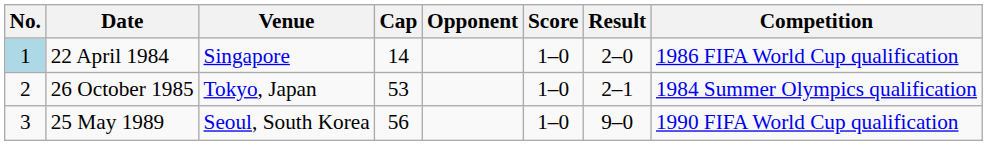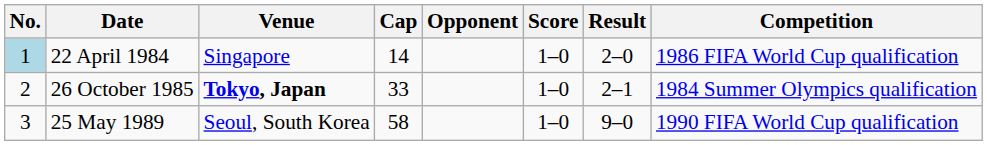(260, 88) normal -> (265, 88) bold
(398, 88) 53 -> (398, 88) 33
(398, 122) 56 -> (398, 122) 58
